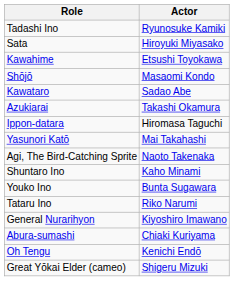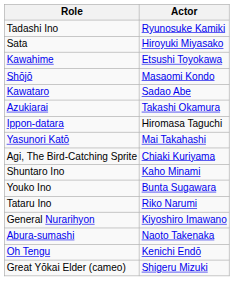(178, 156) Naoto Takenaka -> (178, 156) Chiaki Kuriyama
(178, 236) Chiaki Kuriyama -> (178, 236) Naoto Takenaka
